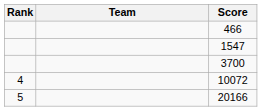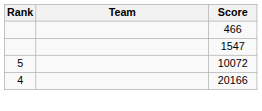- row: (233, 64)
(20, 81) 4 -> (20, 64) 5
(20, 98) 5 -> (20, 81) 4
